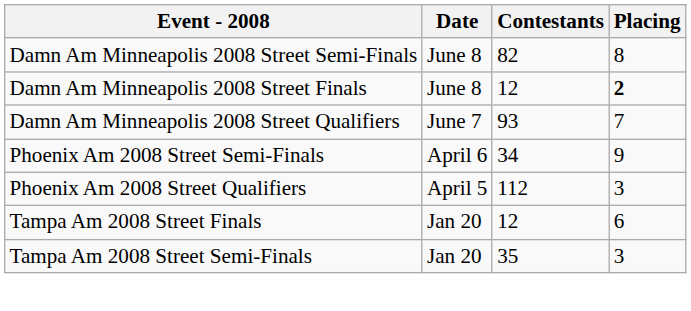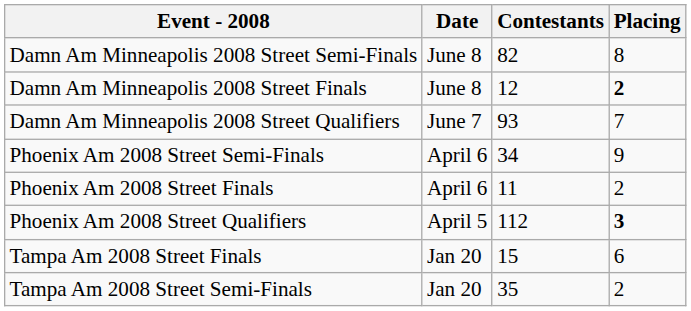+ row: (142, 188)
(619, 188) normal -> (619, 222) bold
(508, 222) 12 -> (508, 255) 15
(619, 255) 3 -> (619, 289) 2
